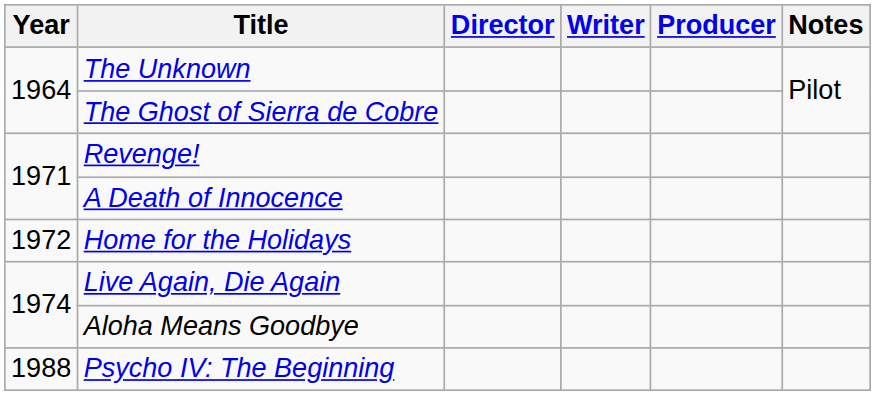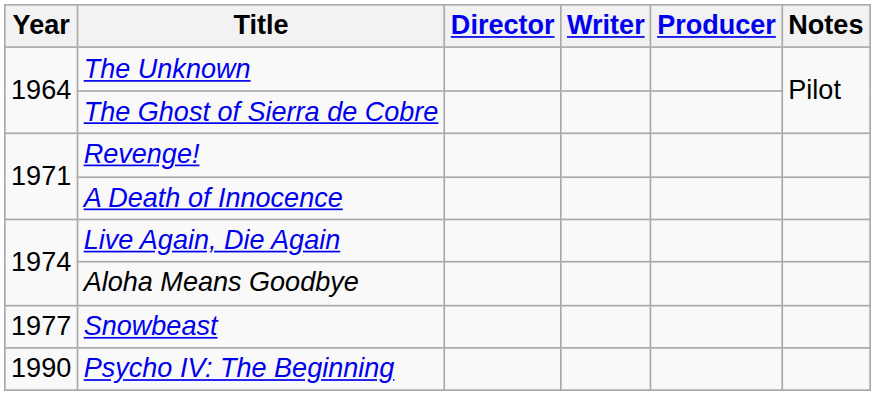- row: (217, 240)
+ row: (151, 326)
(41, 369) 1988 -> (41, 369) 1990
